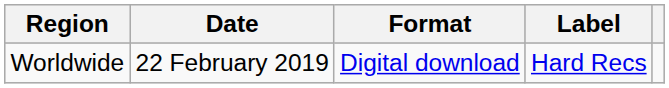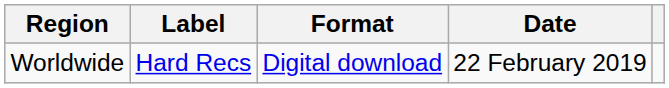columns swapped: (232, 23) <-> (589, 23)
